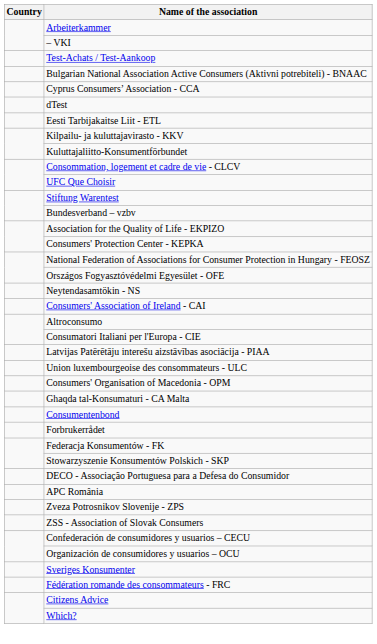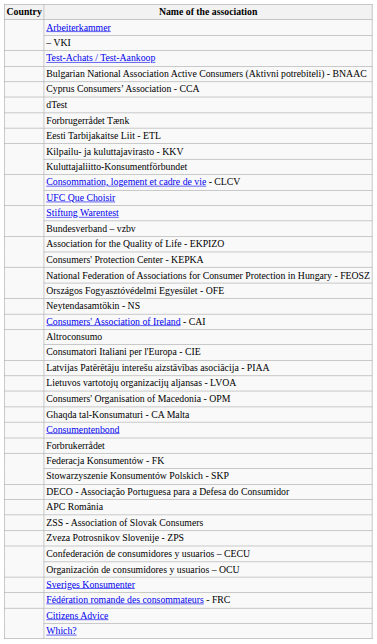+ row: (88, 120)
+ row: (141, 383)
- row: (147, 368)
rows swapped: (125, 523) <-> (115, 507)
